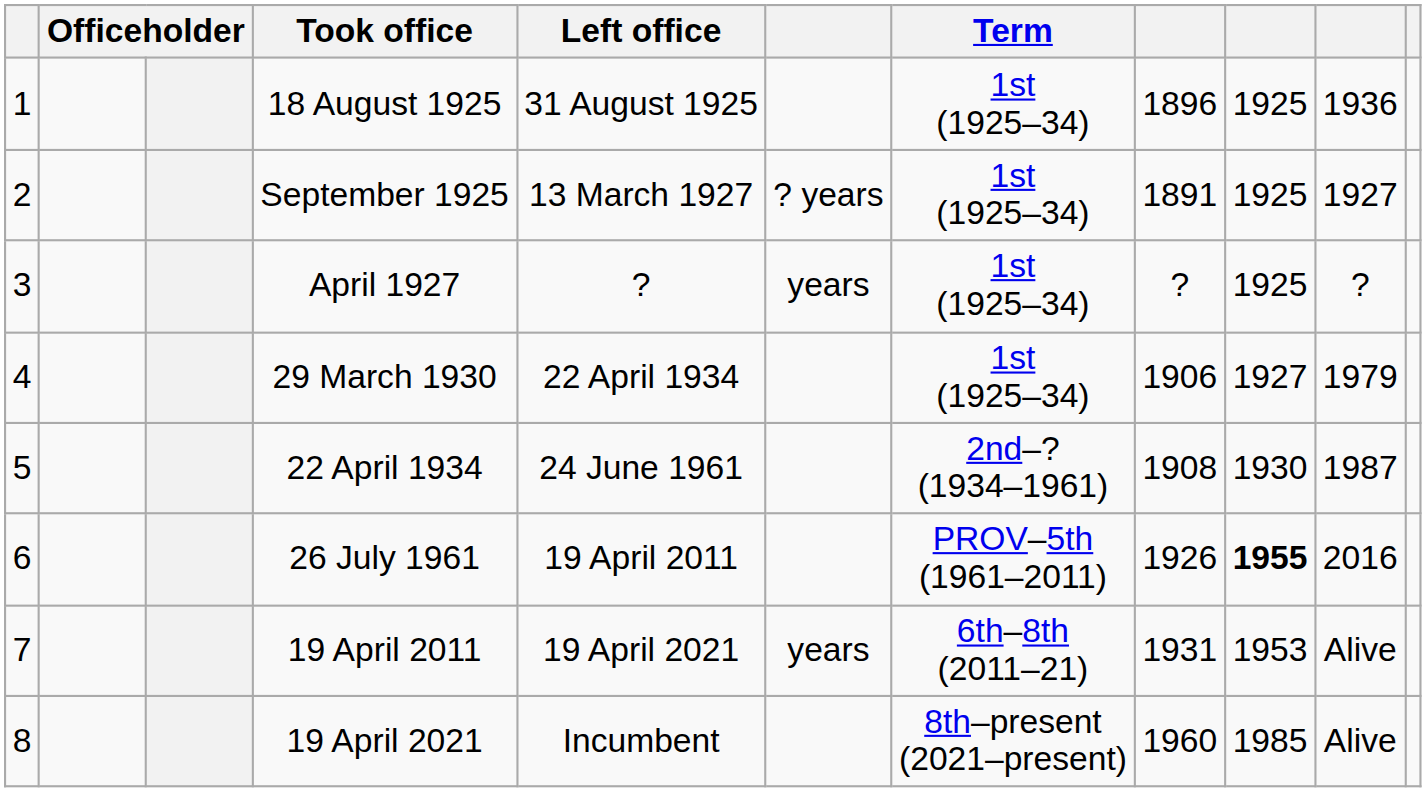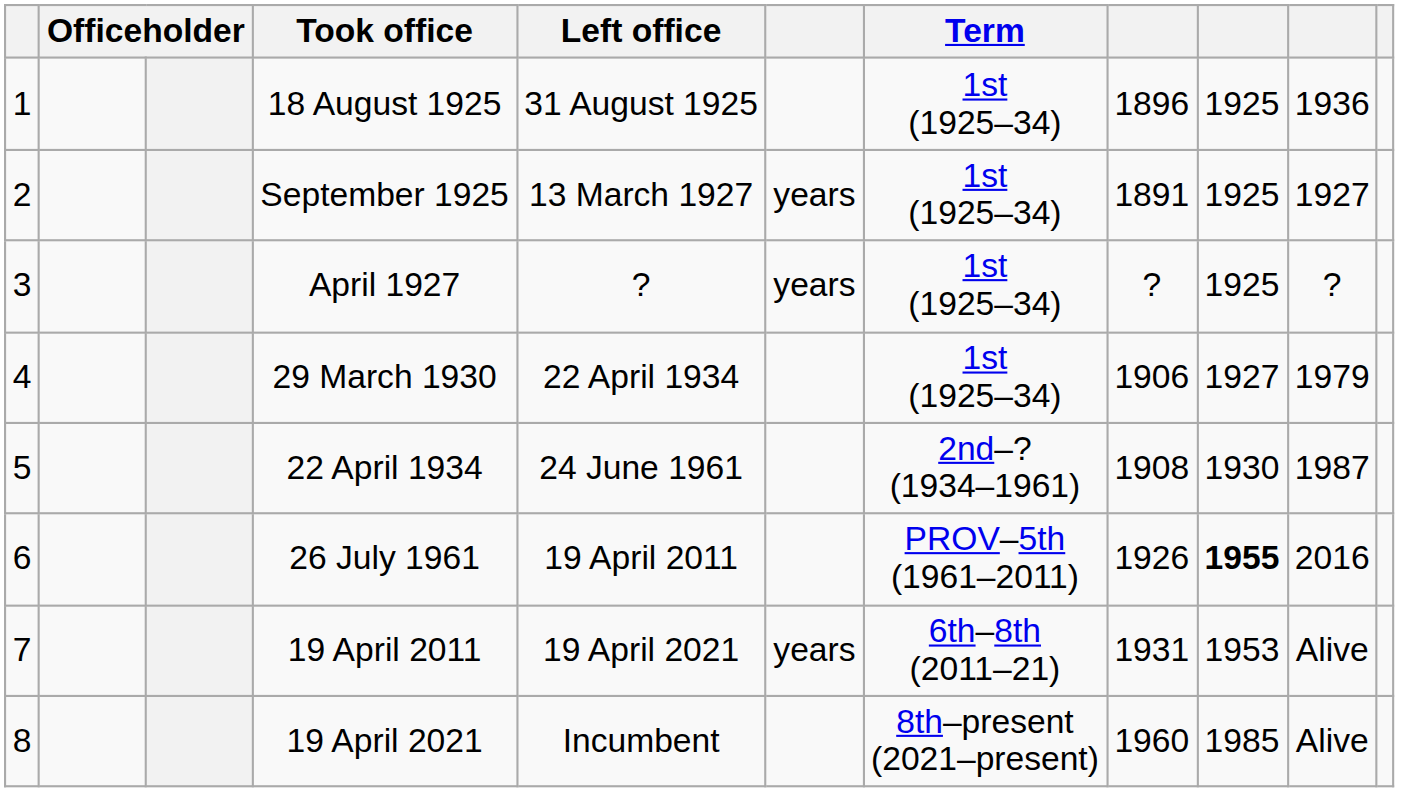(828, 194) ? years -> (814, 194) years
